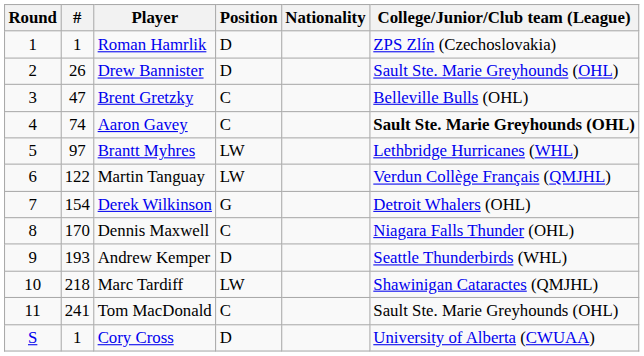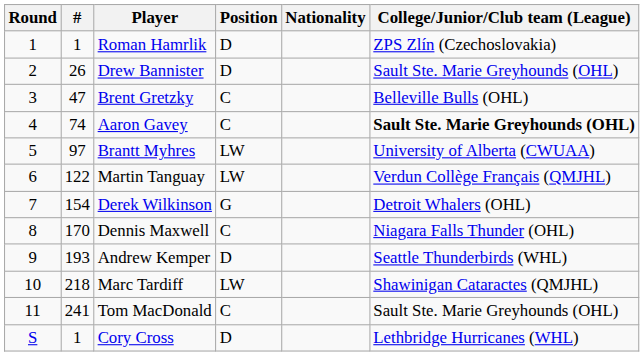(476, 151) Lethbridge Hurricanes (WHL) -> (484, 151) University of Alberta (CWUAA)
(484, 337) University of Alberta (CWUAA) -> (476, 337) Lethbridge Hurricanes (WHL)
